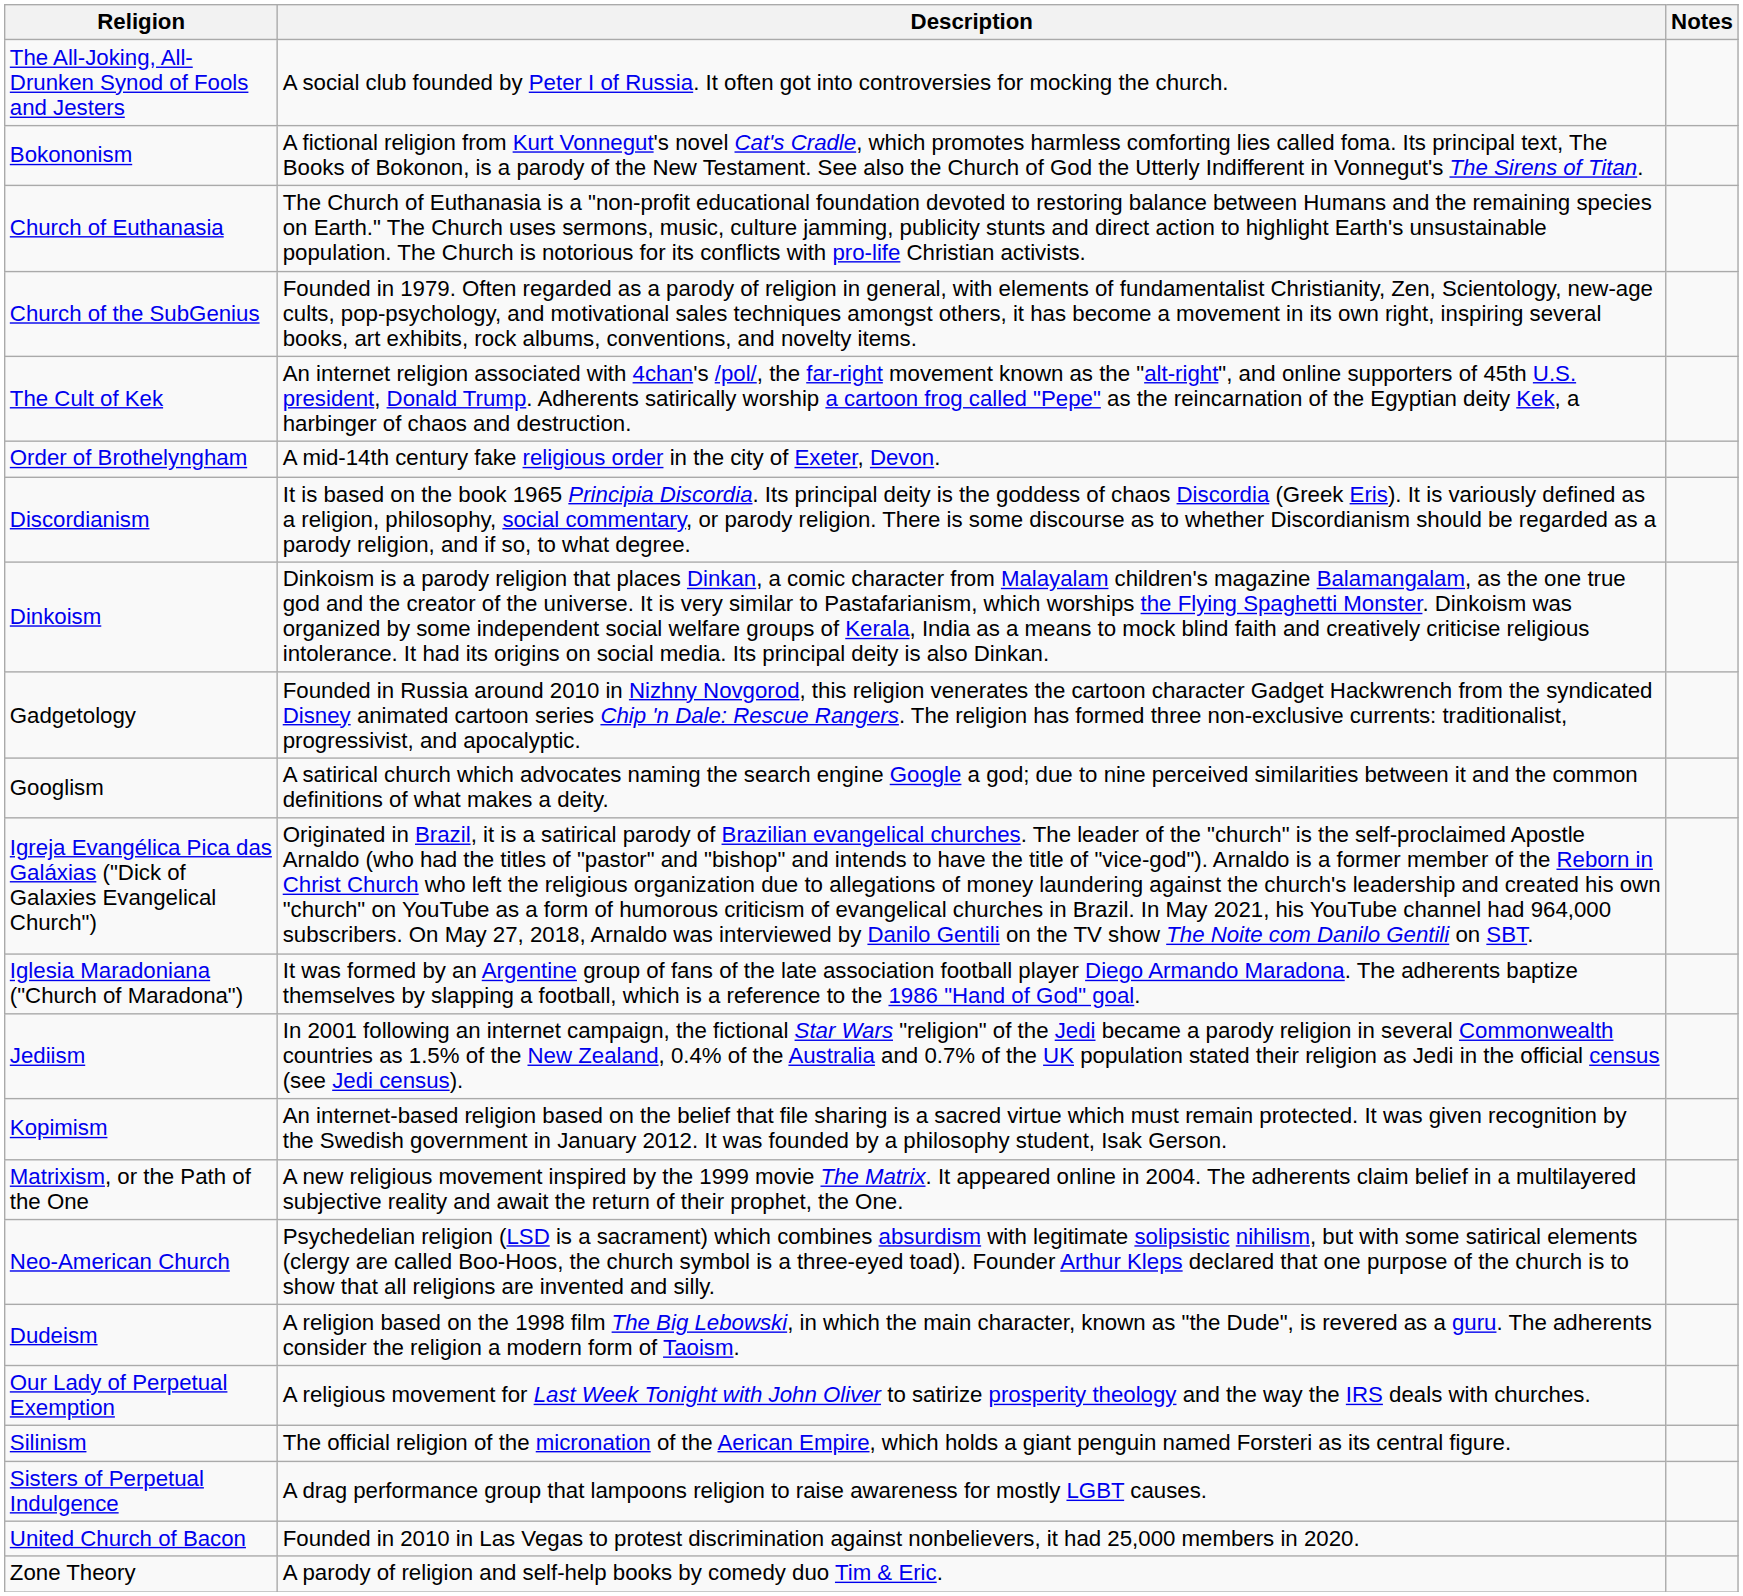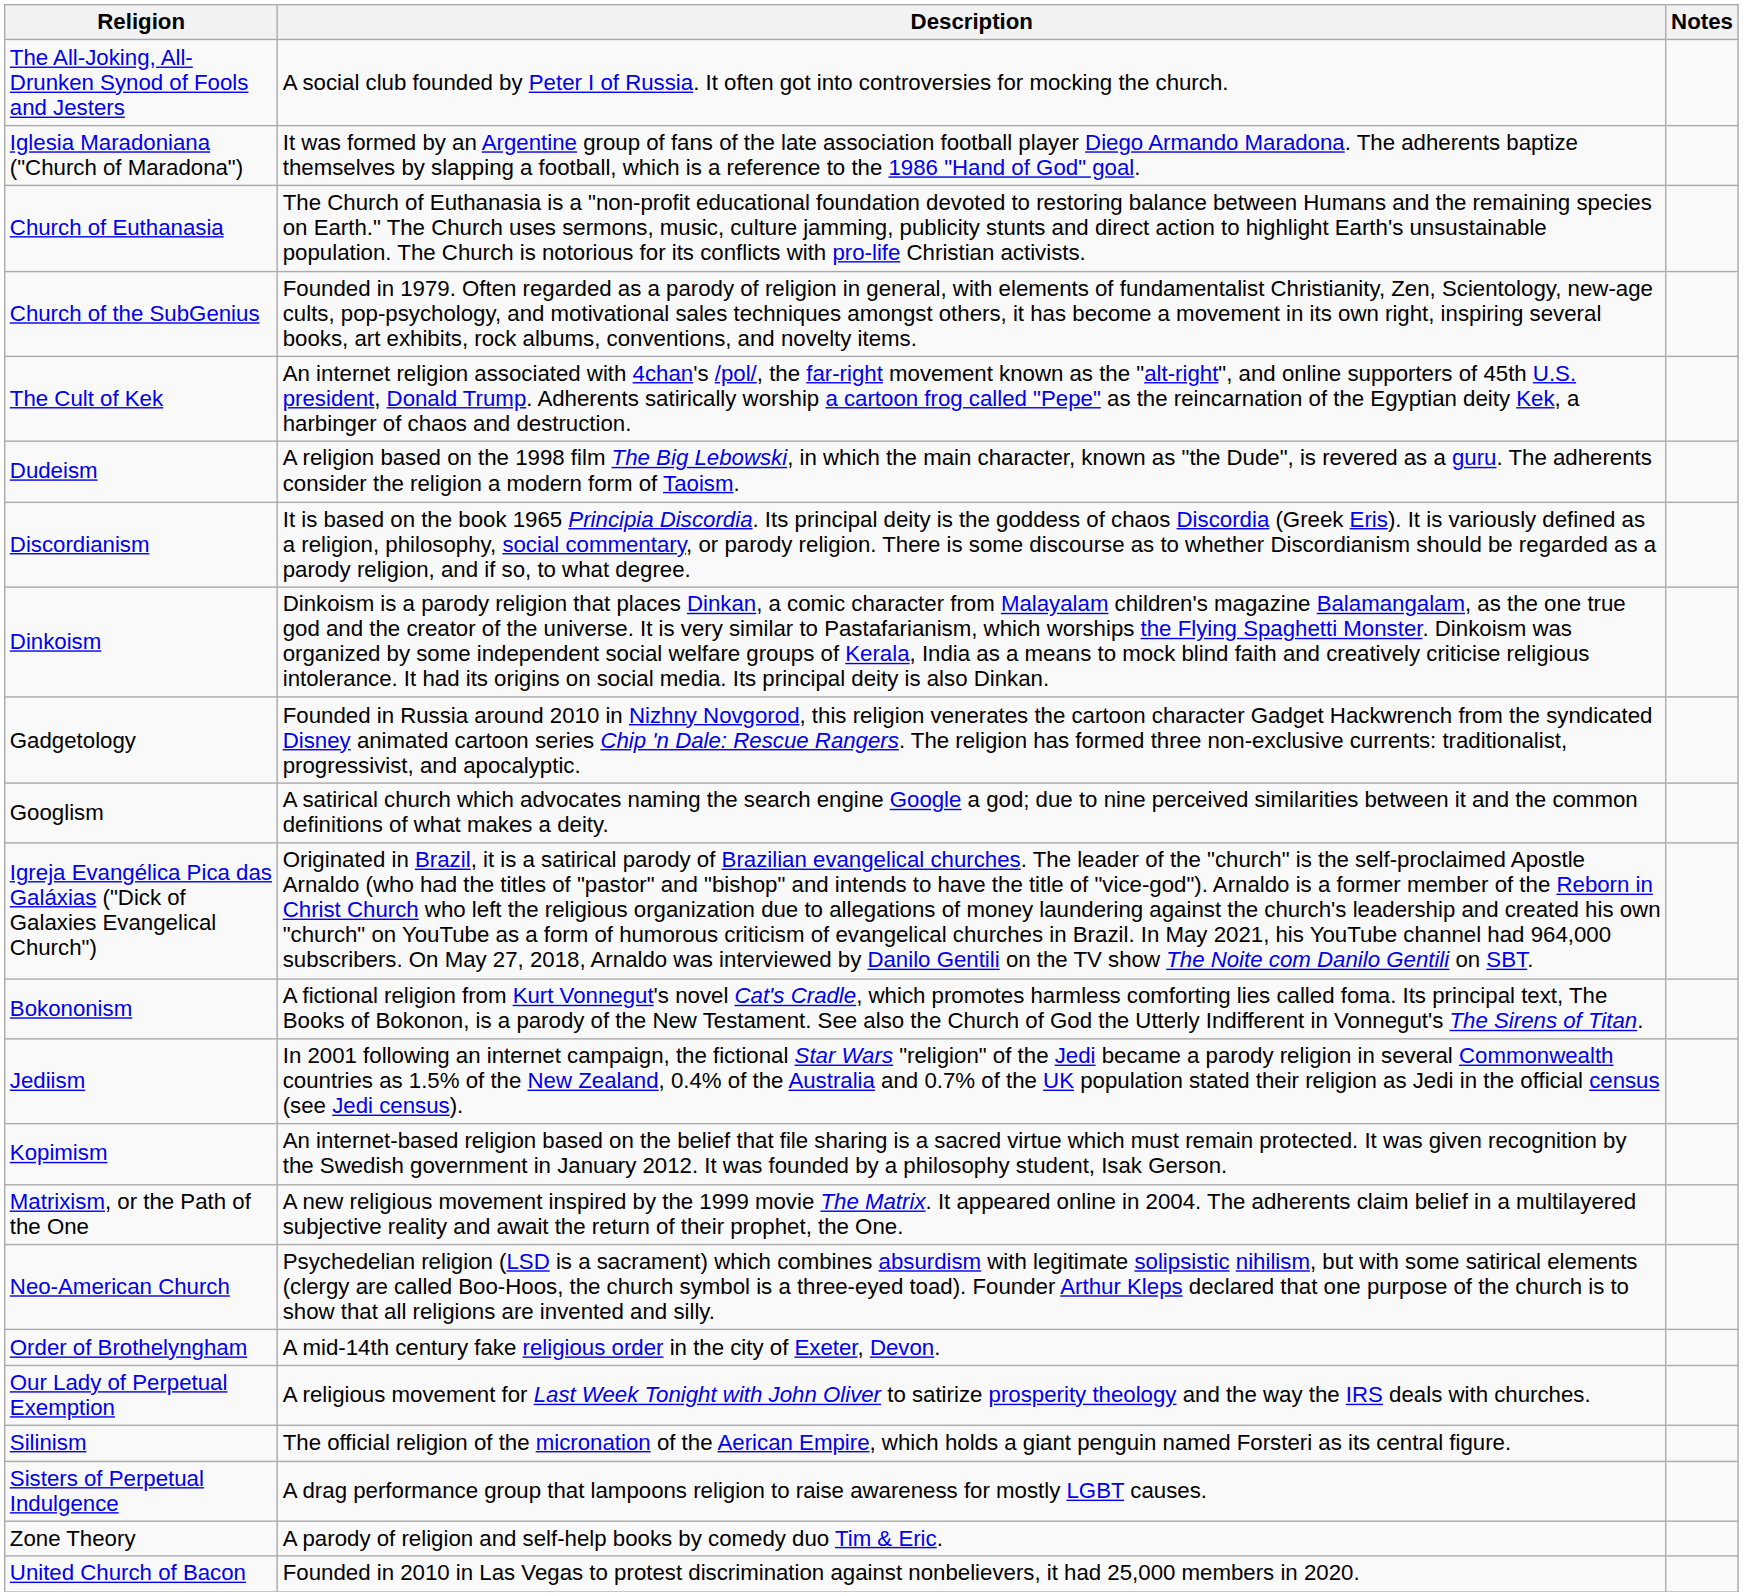rows swapped: (71, 155) <-> (126, 983)
rows swapped: (54, 1334) <-> (128, 458)
rows swapped: (128, 1538) <-> (73, 1573)
